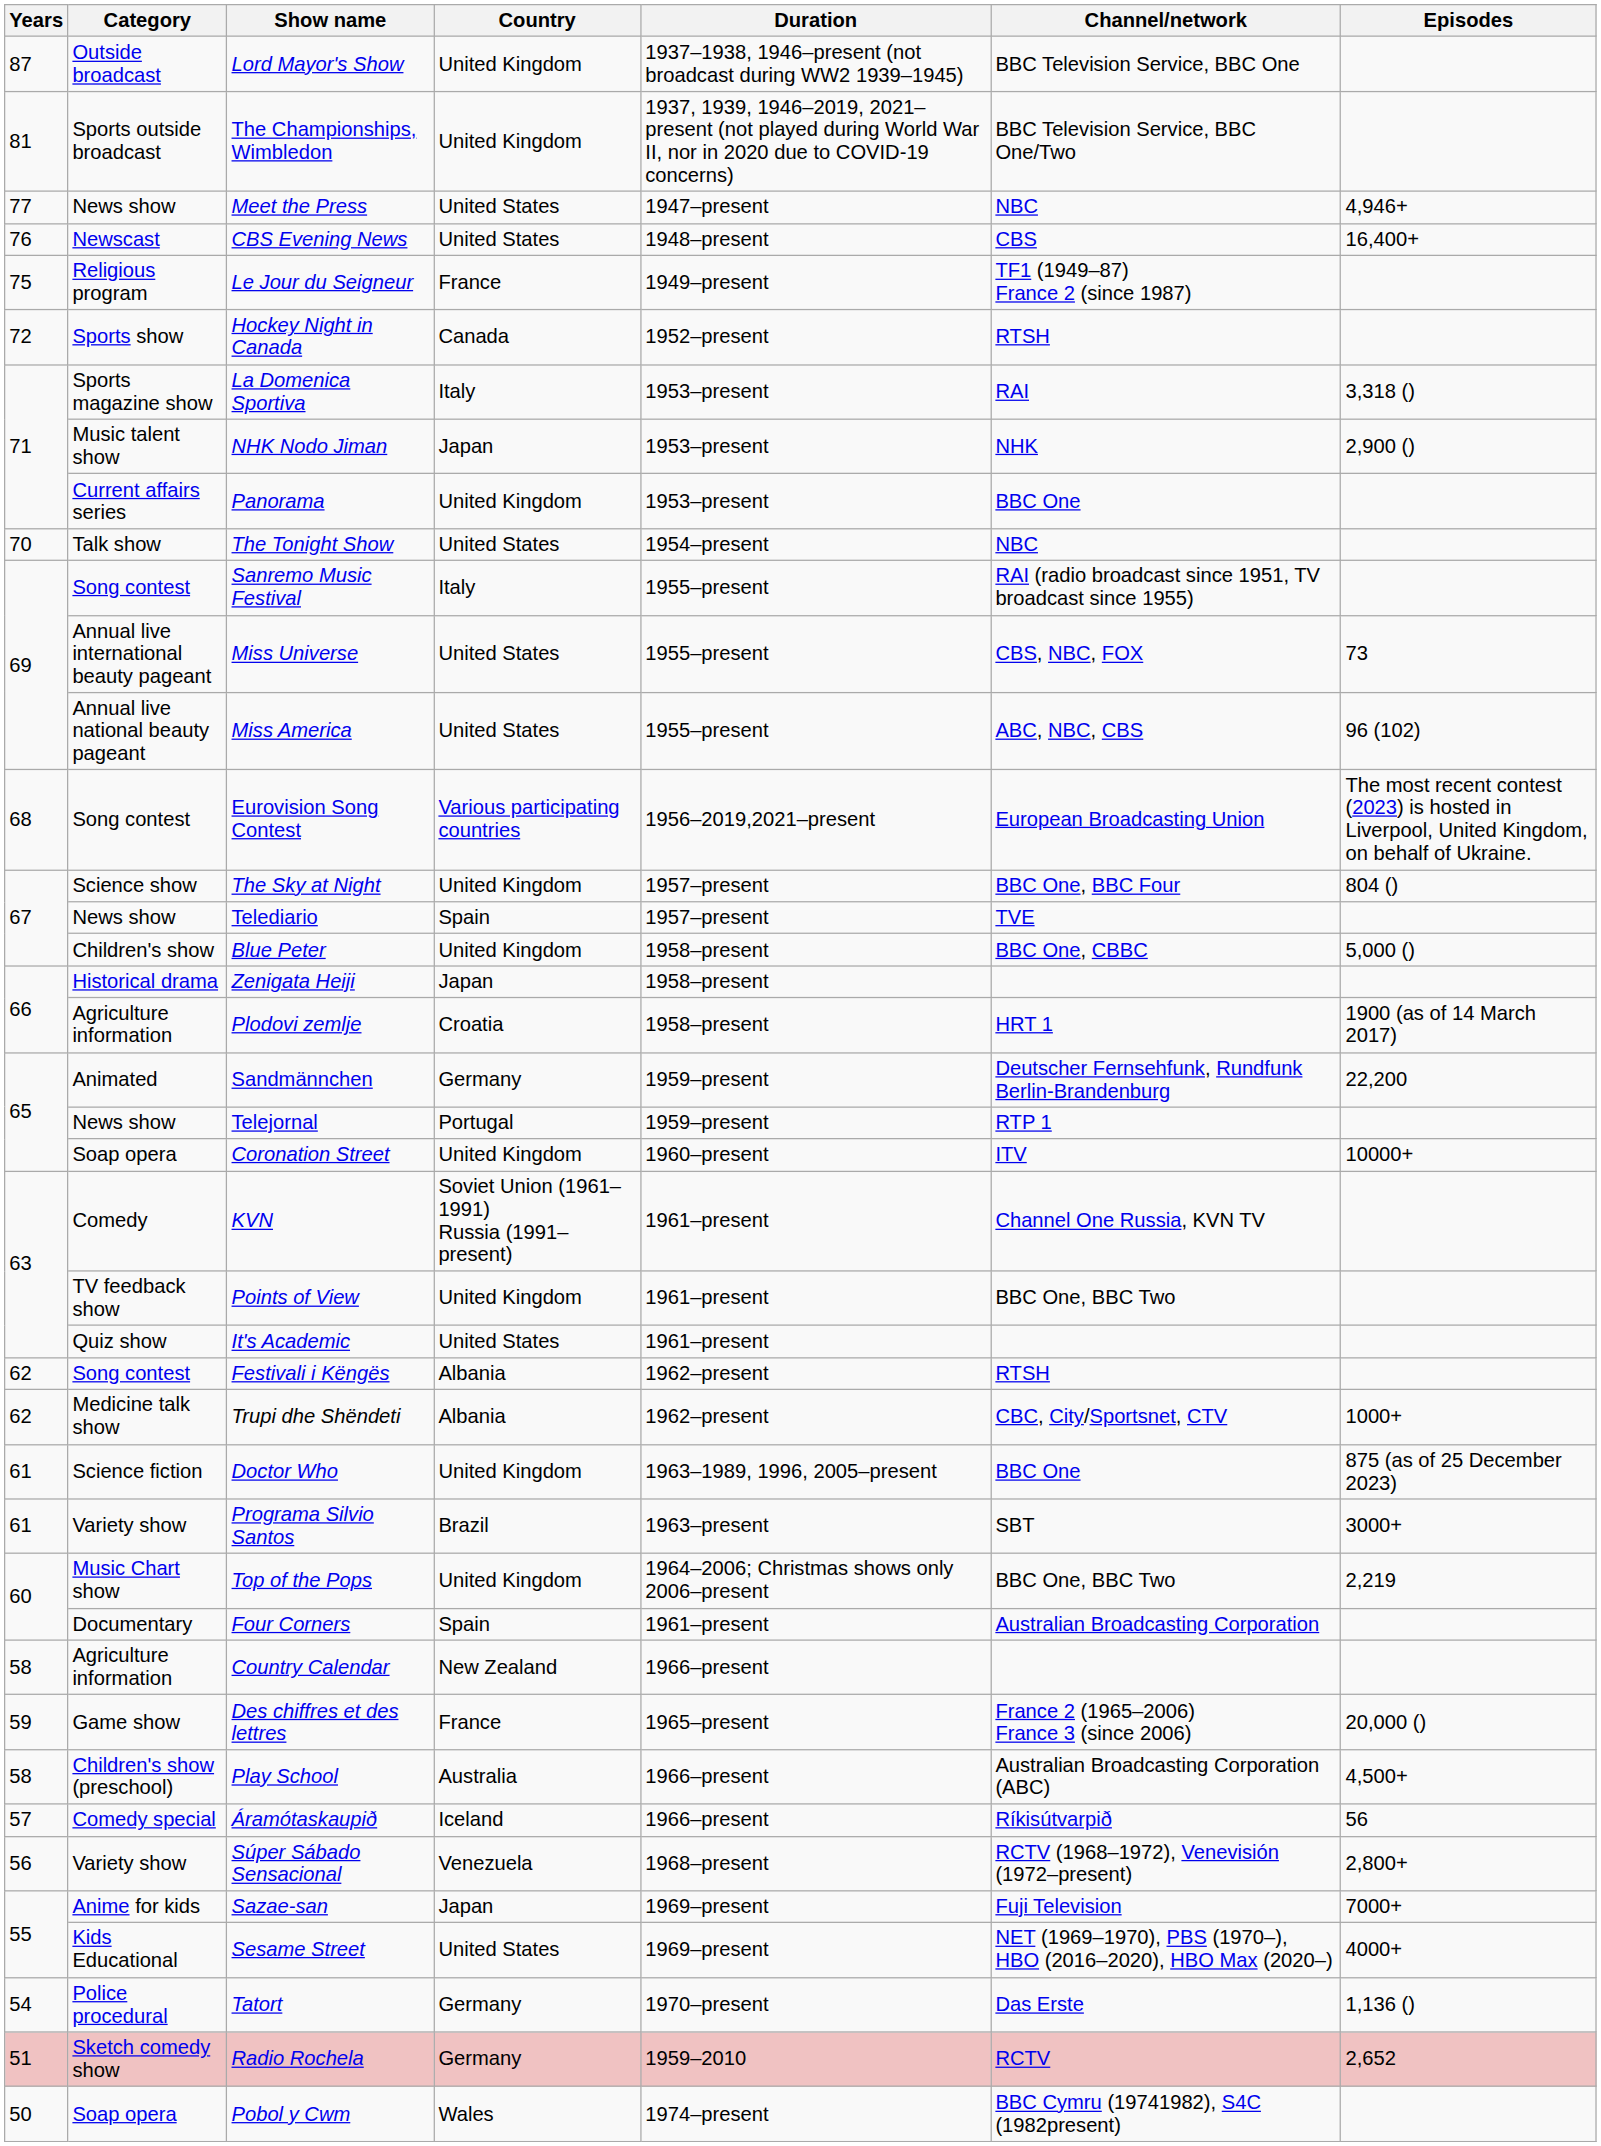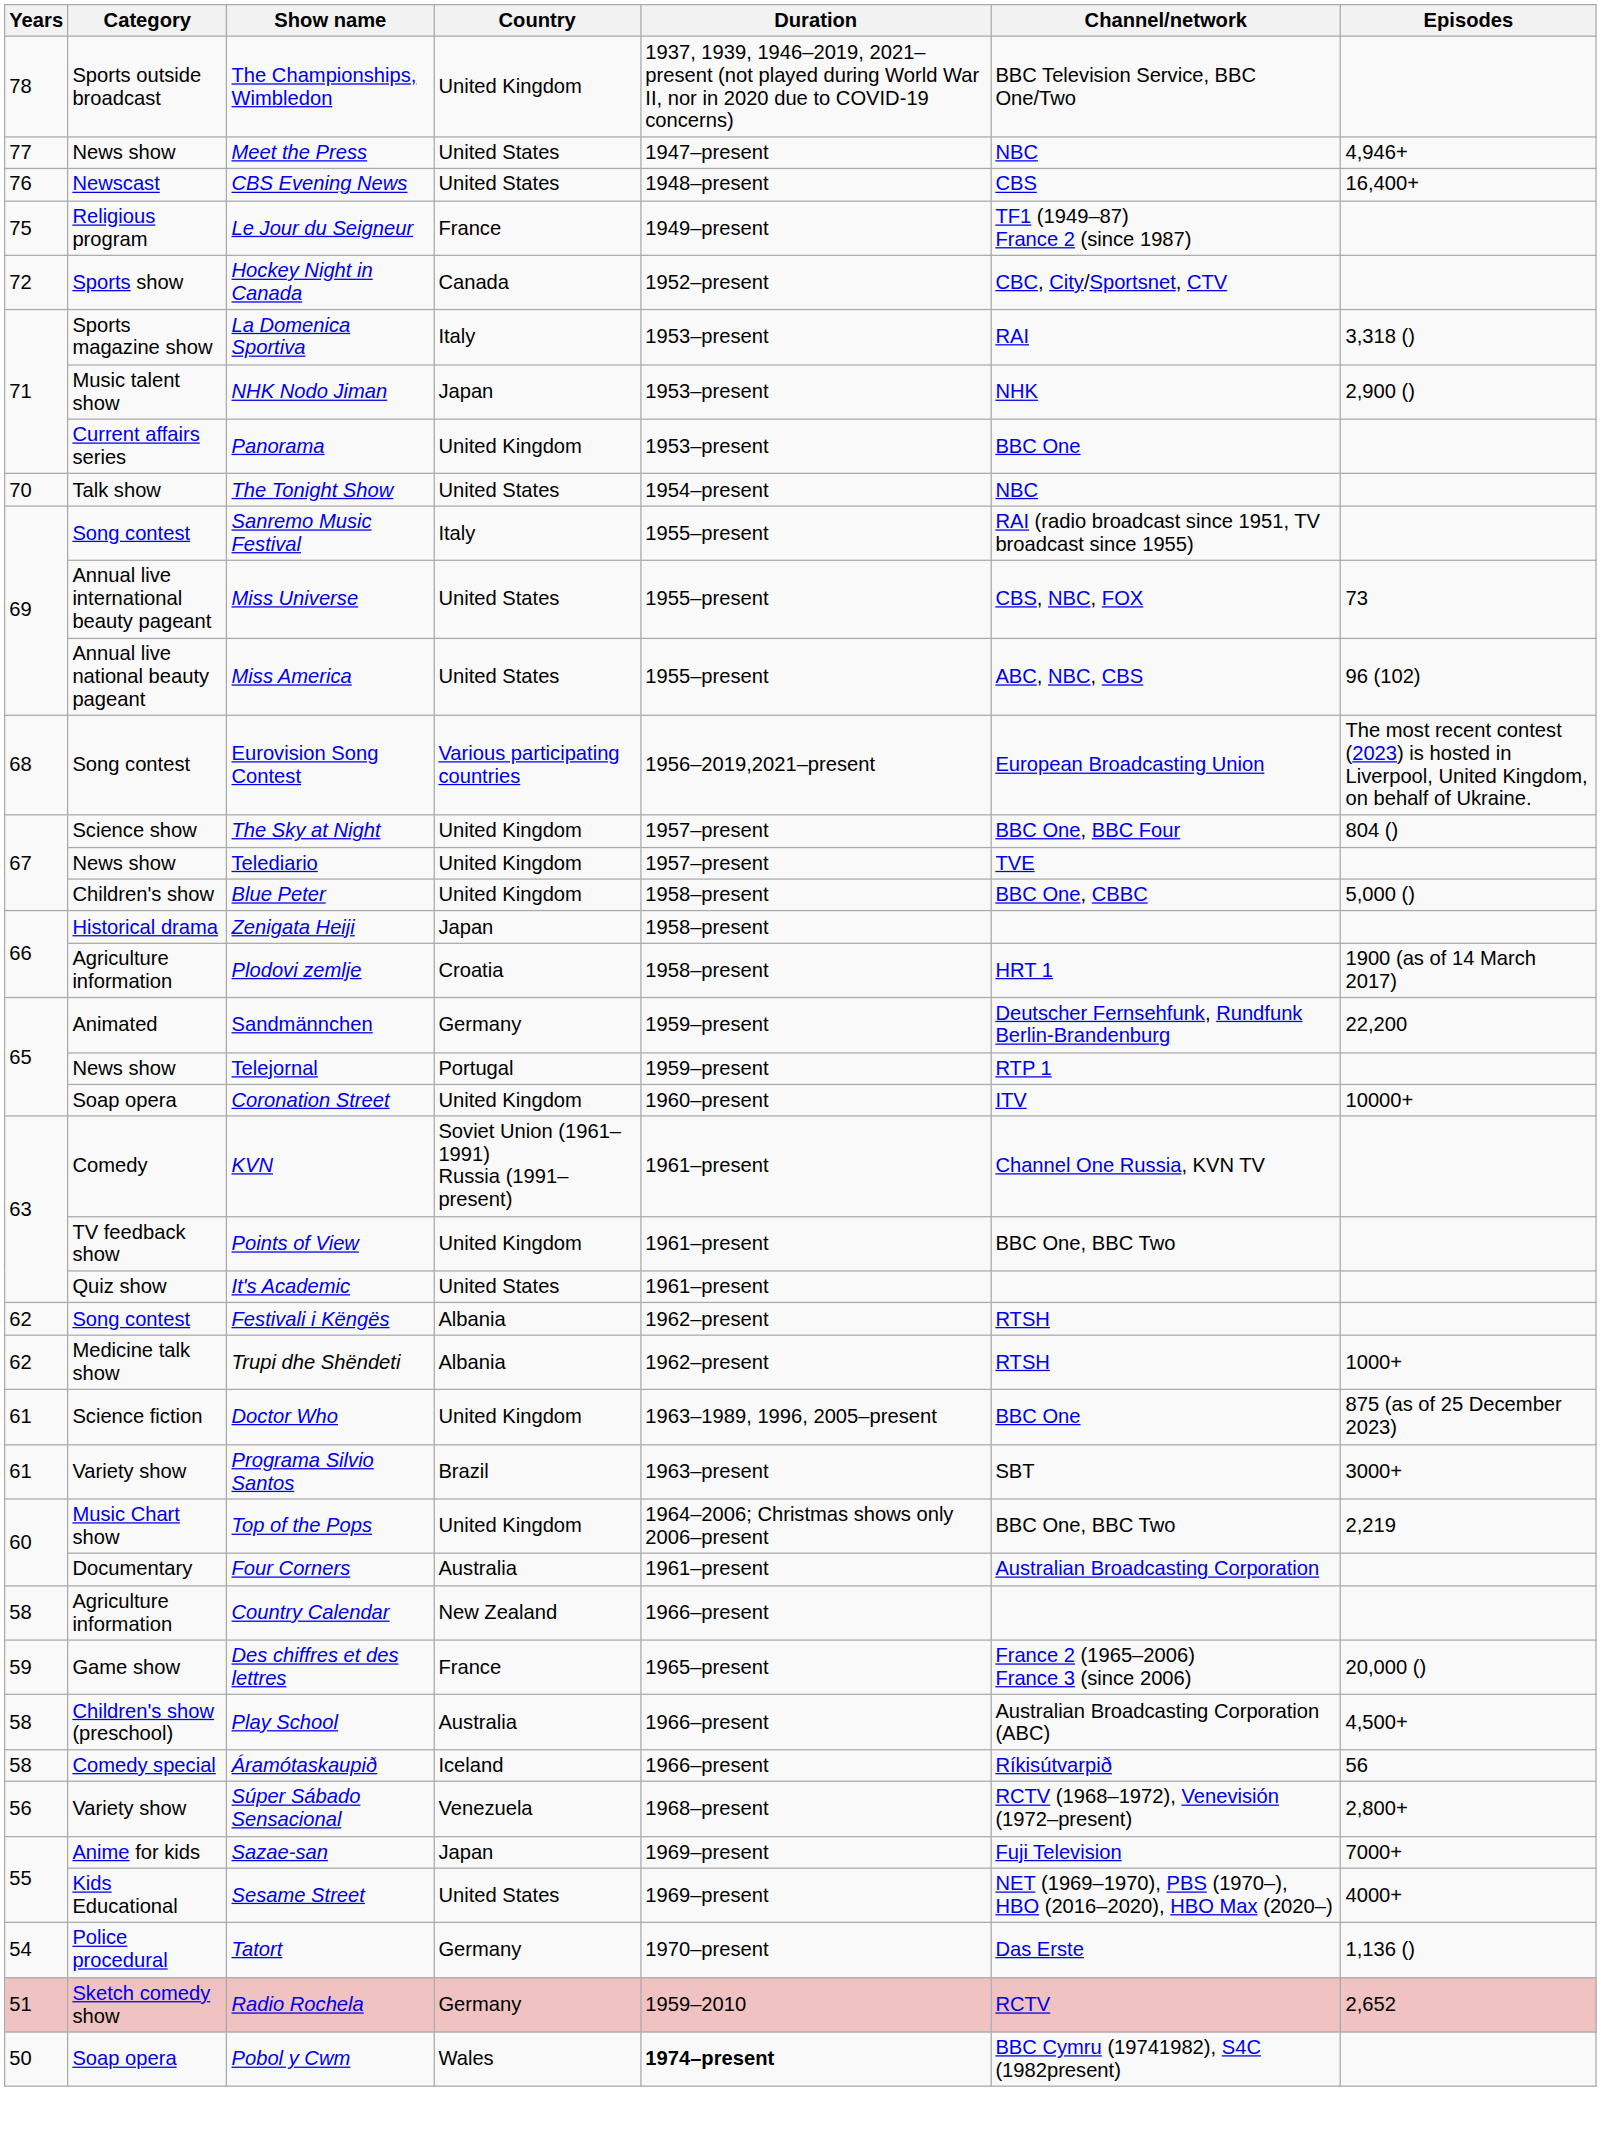- row: (317, 63)
(20, 141) 81 -> (20, 86) 78
(1023, 337) RTSH -> (1111, 282) CBC, City/Sportsnet, CTV
(464, 917) Spain -> (510, 862) United Kingdom
(1111, 1416) CBC, City/Sportsnet, CTV -> (1023, 1362) RTSH
(464, 1623) Spain -> (478, 1569) Australia
(20, 1819) 57 -> (20, 1765) 58
(707, 2113) normal -> (710, 2059) bold
